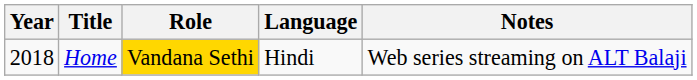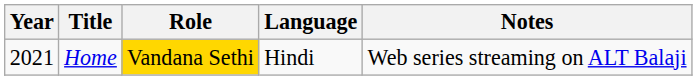(32, 57) 2018 -> (32, 57) 2021
